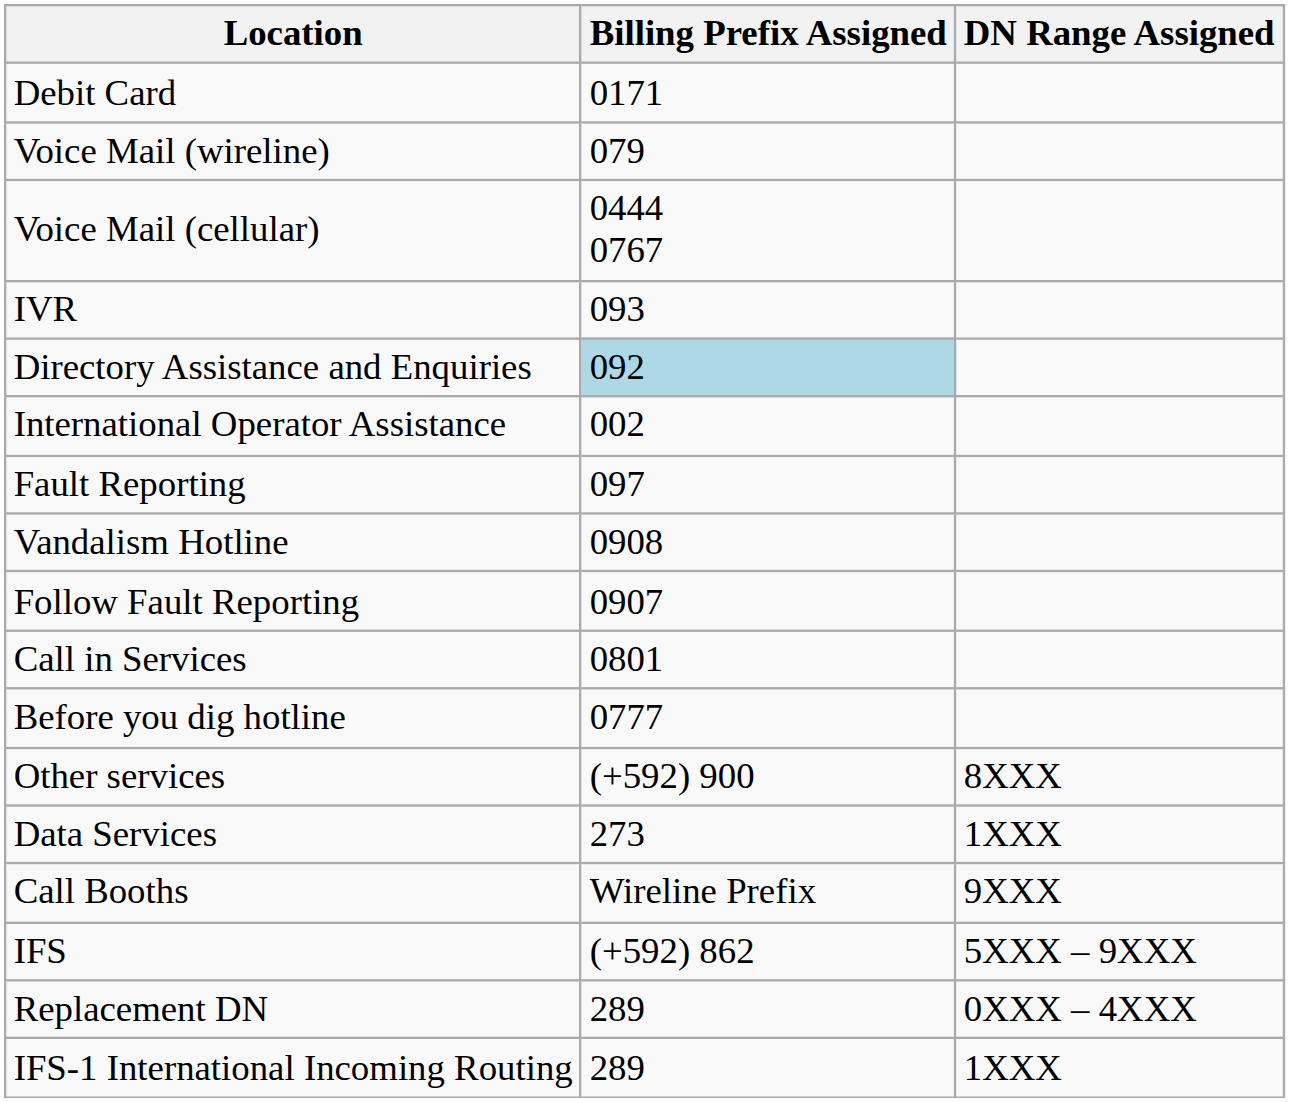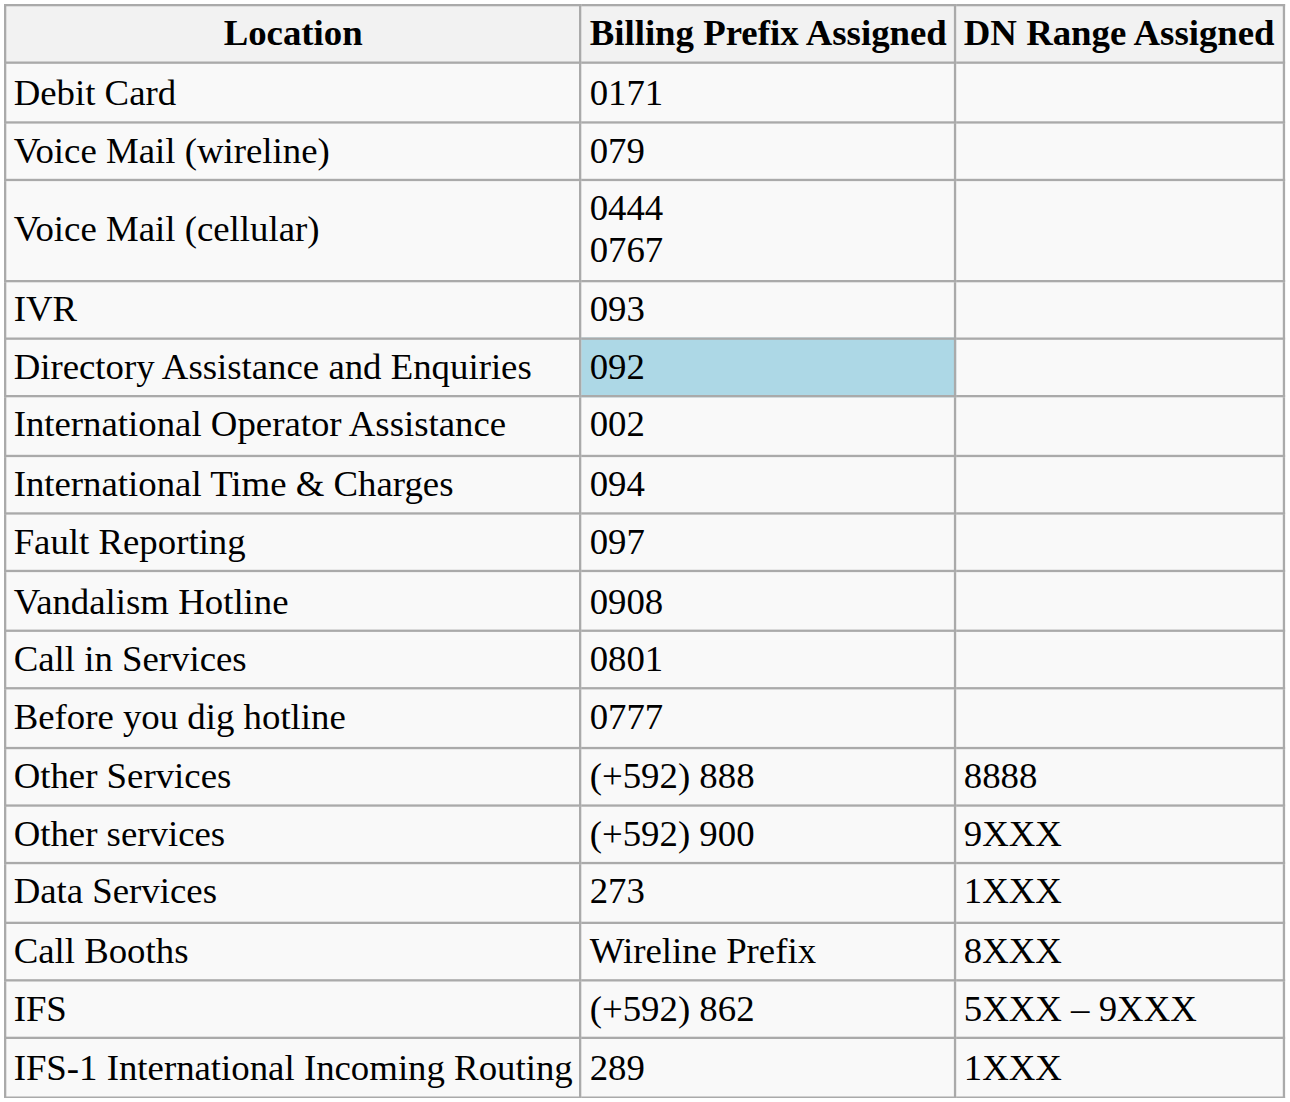+ row: (234, 483)
- row: (186, 600)
+ row: (122, 775)
(1013, 775) 8XXX -> (1013, 833) 9XXX
(1013, 892) 9XXX -> (1013, 950) 8XXX
- row: (141, 1008)
